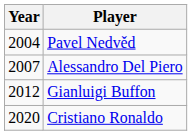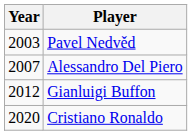(24, 42) 2004 -> (24, 42) 2003
